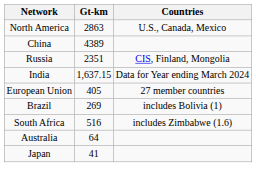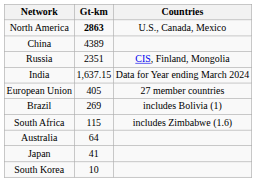(94, 28) normal -> (94, 28) bold
(94, 122) 516 -> (94, 122) 115
+ row: (39, 169)
